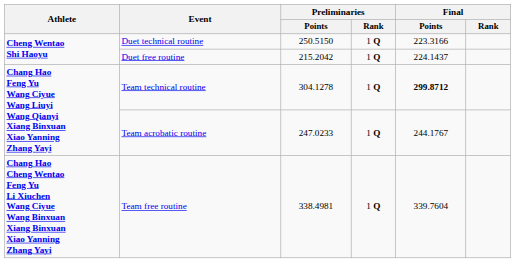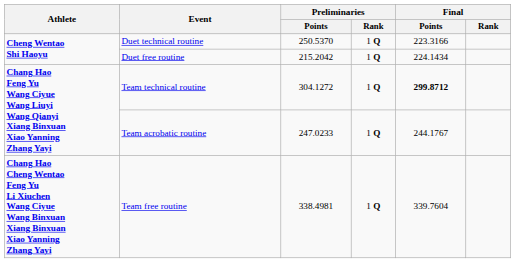(316, 42) 250.5150 -> (316, 42) 250.5370
(431, 57) 224.1437 -> (431, 57) 224.1434
(316, 87) 304.1278 -> (316, 87) 304.1272
